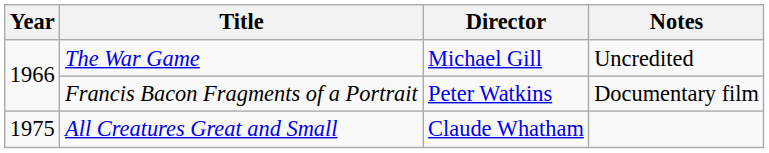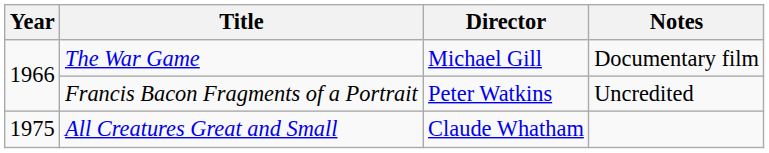(644, 57) Uncredited -> (677, 57) Documentary film
(677, 93) Documentary film -> (644, 93) Uncredited
